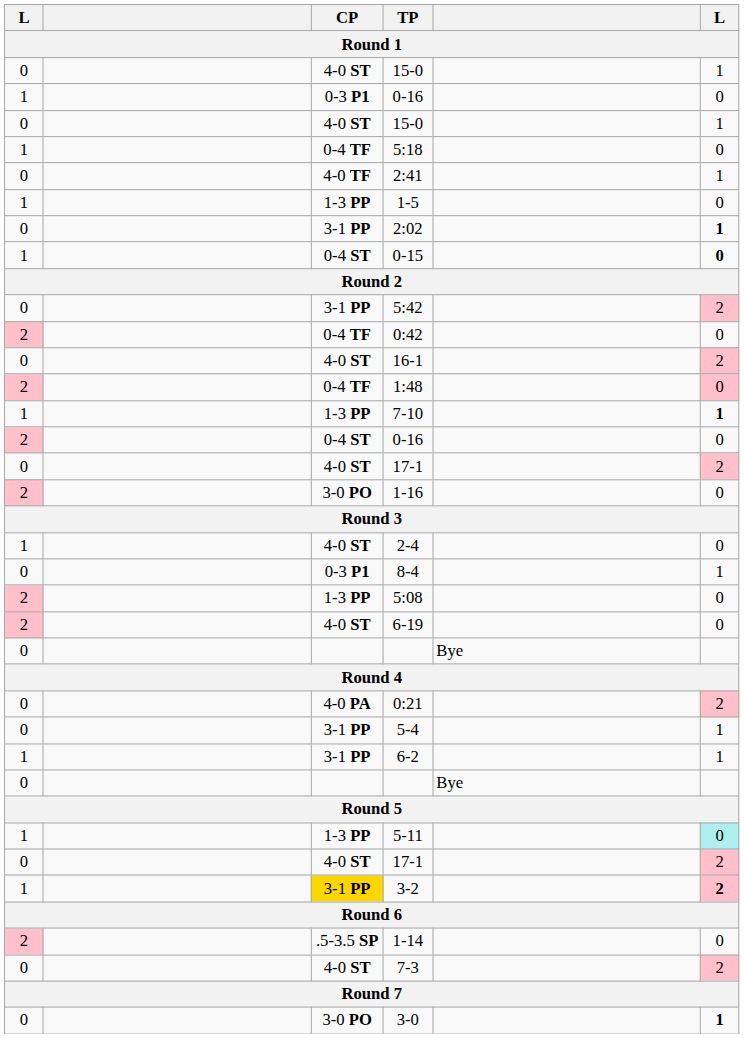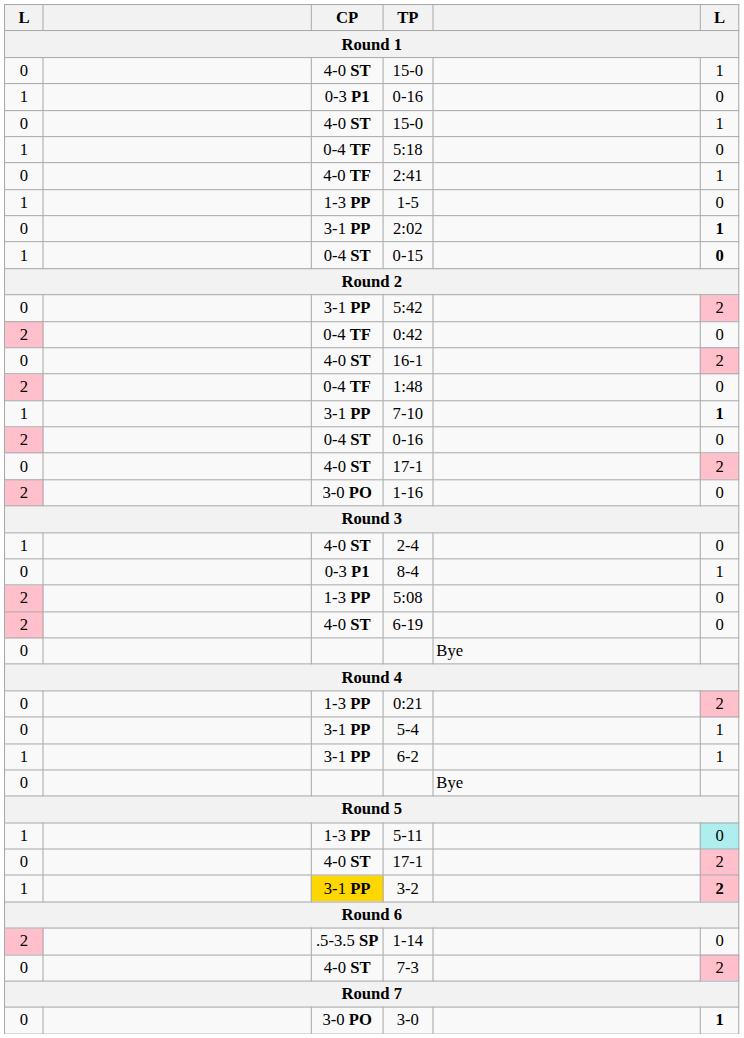(720, 387) pink background -> (720, 387) no background
(347, 413) 1-3 PP -> (347, 413) 3-1 PP
(347, 703) 4-0 PA -> (347, 703) 1-3 PP
